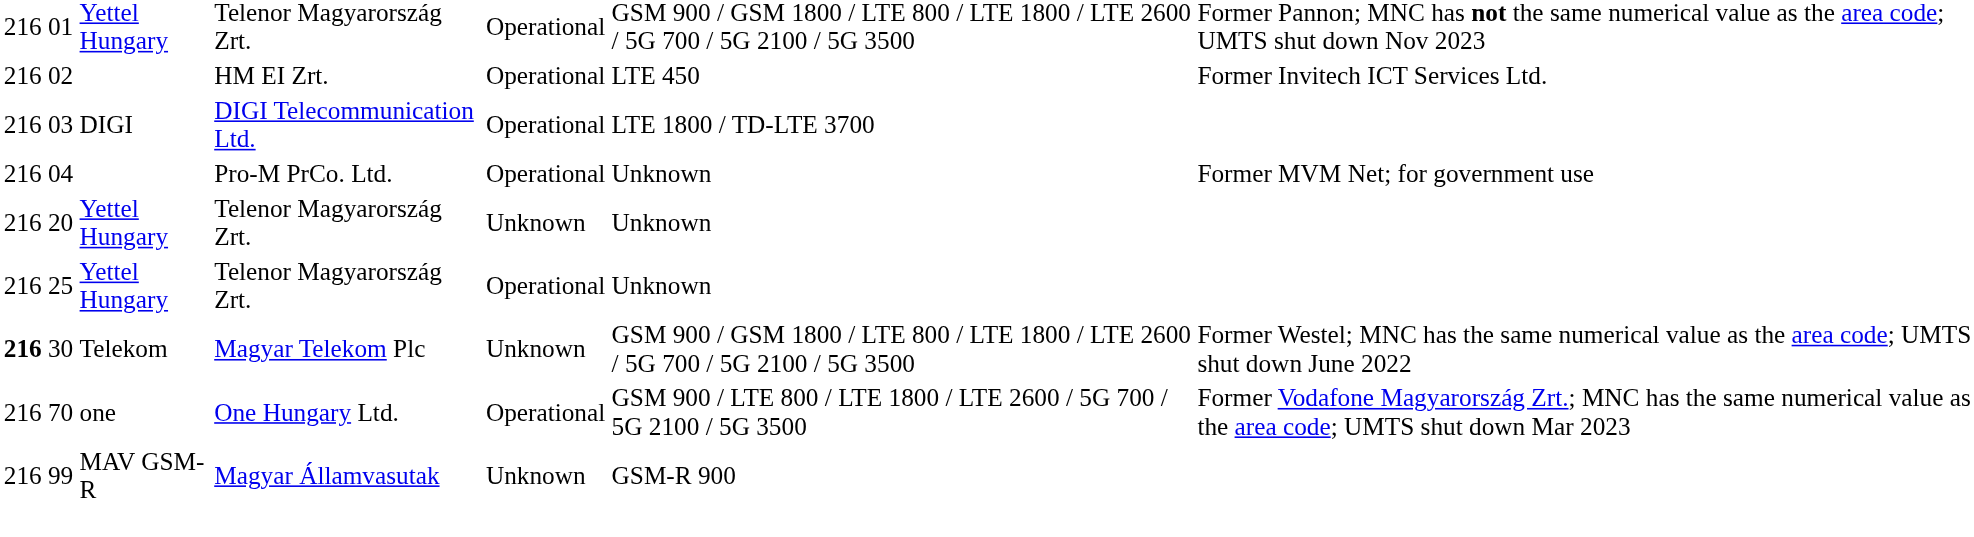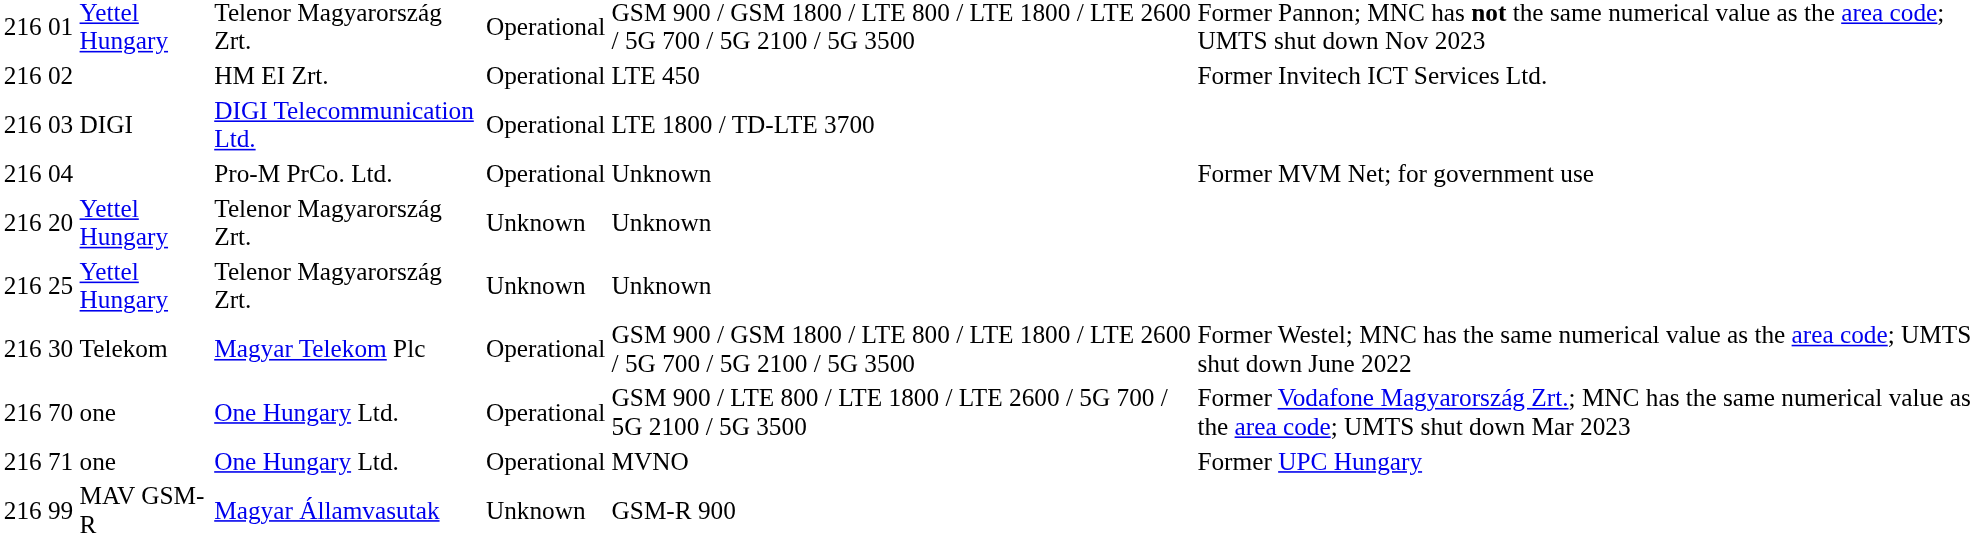(546, 286) Operational -> (536, 286) Unknown
(23, 349) bold -> (23, 349) normal
(536, 349) Unknown -> (546, 349) Operational
+ row: (61, 461)
